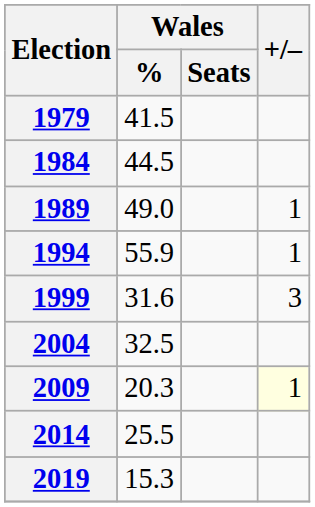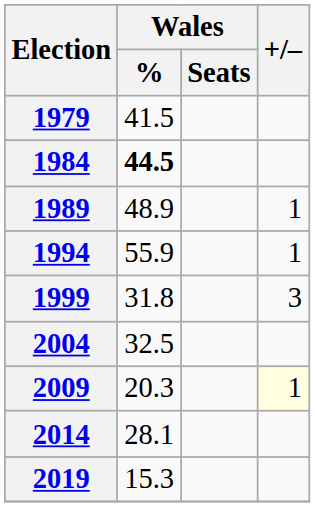(149, 162) normal -> (149, 162) bold
(149, 207) 49.0 -> (149, 207) 48.9
(149, 298) 31.6 -> (149, 298) 31.8
(149, 433) 25.5 -> (149, 433) 28.1
